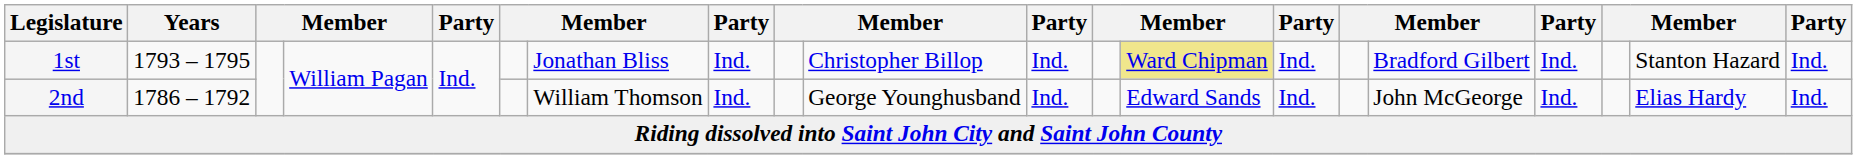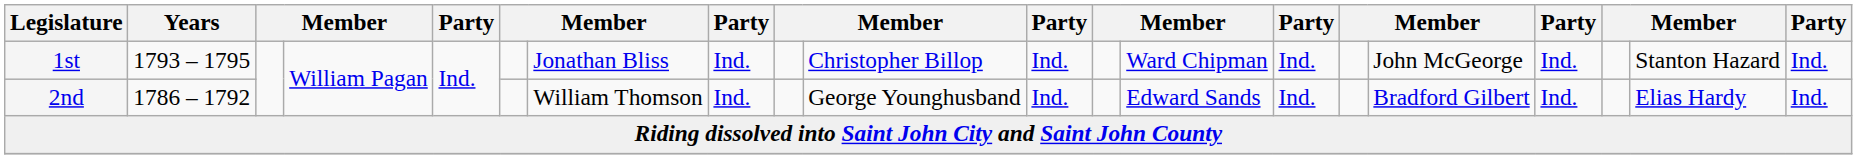(1197, 60) khaki background -> (1197, 60) no background
(1452, 60) Bradford Gilbert -> (1448, 60) John McGeorge
(1448, 97) John McGeorge -> (1452, 97) Bradford Gilbert
